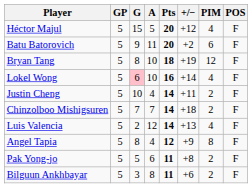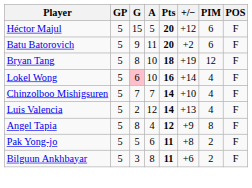(211, 28) 4 -> (211, 28) 6
- row: (33, 93)
(188, 110) +18 -> (188, 93) +10
(211, 110) 2 -> (211, 93) 4
